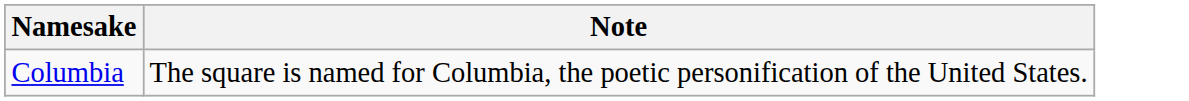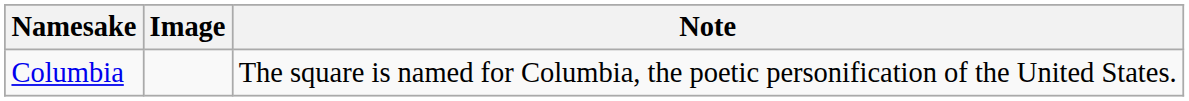+ column: (188, 27)
